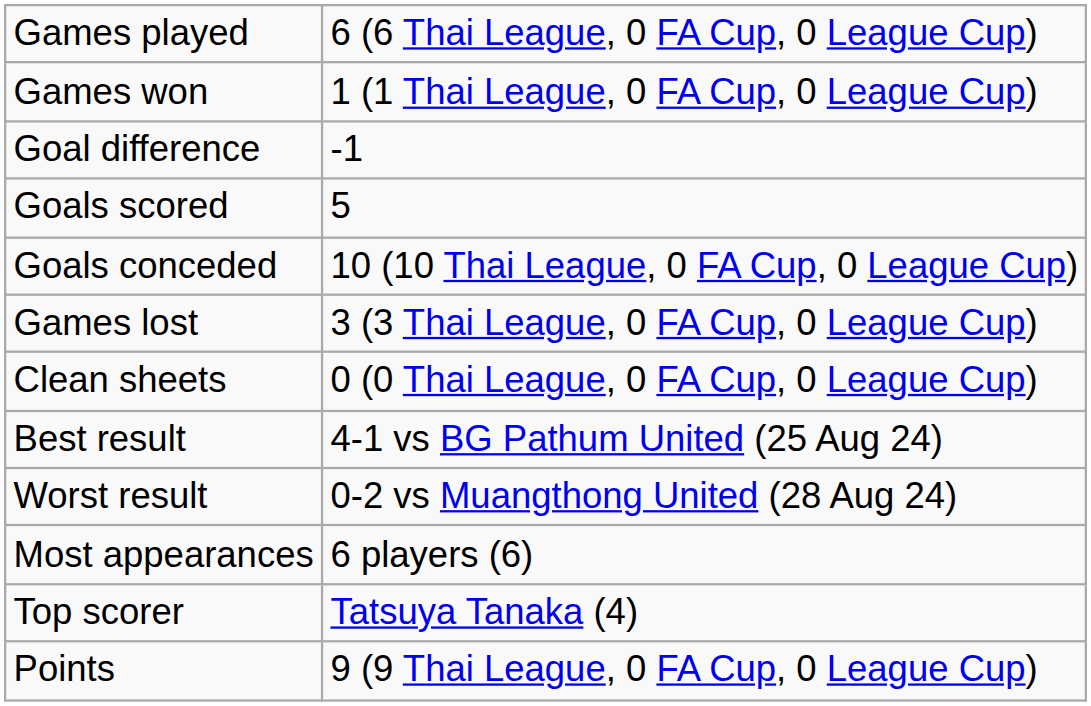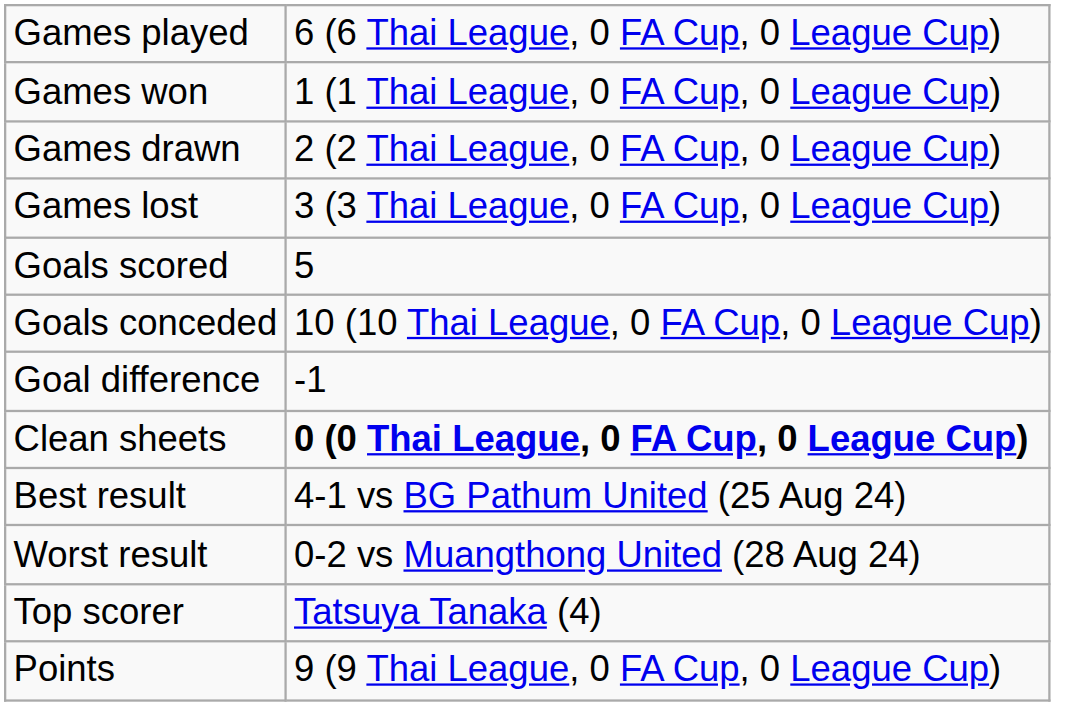+ row: (127, 149)
rows swapped: (106, 322) <-> (137, 149)
(684, 380) normal -> (661, 438) bold
- row: (164, 554)
